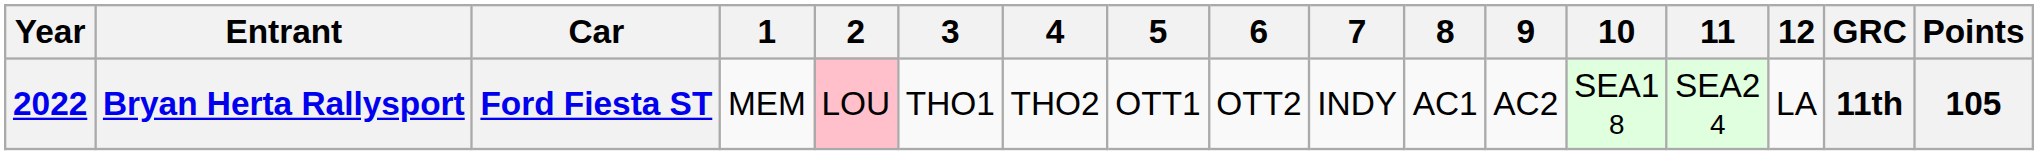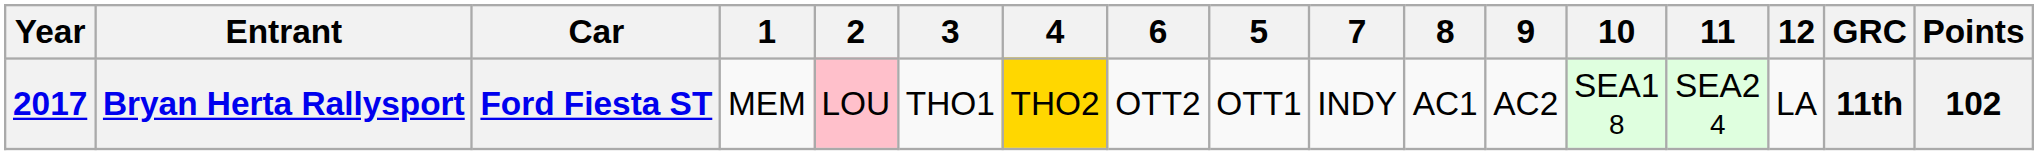columns swapped: (1158, 32) <-> (1259, 32)
(50, 103) 2022 -> (50, 103) 2017
(1055, 103) no background -> (1055, 103) gold background
(1973, 103) 105 -> (1973, 103) 102
